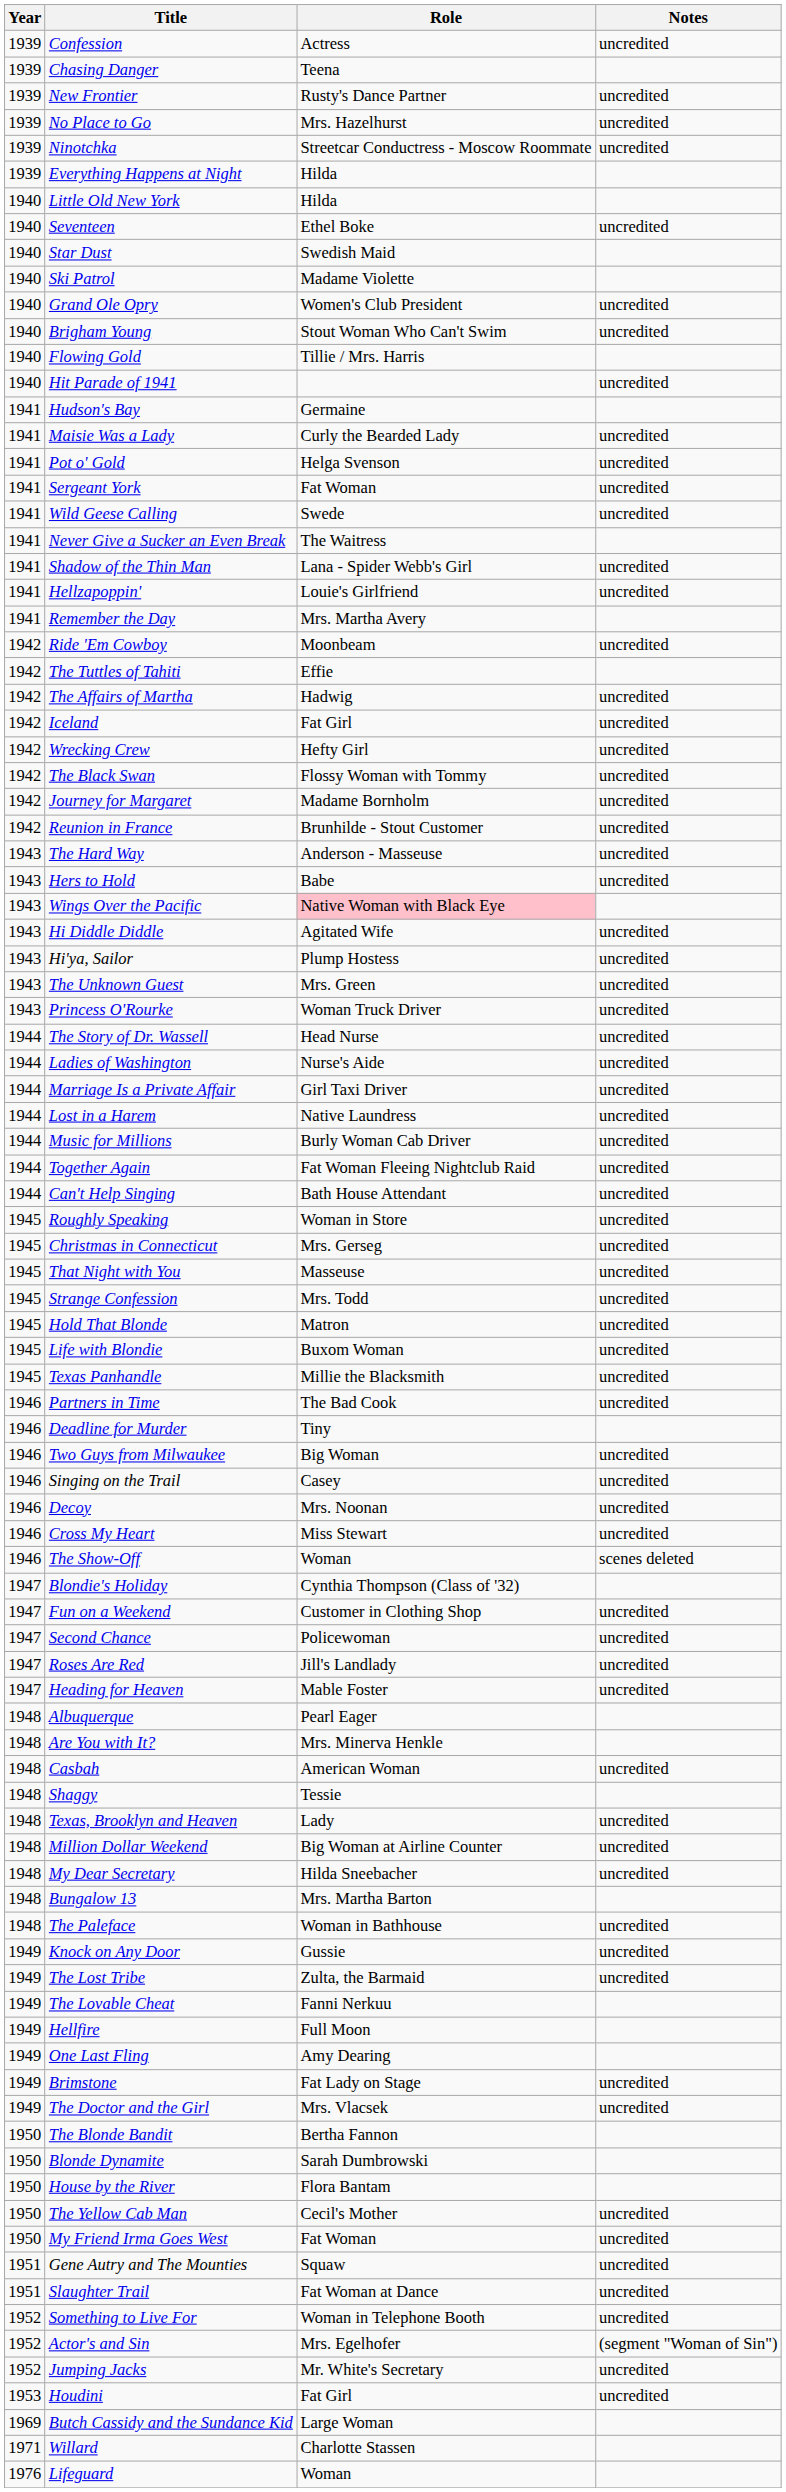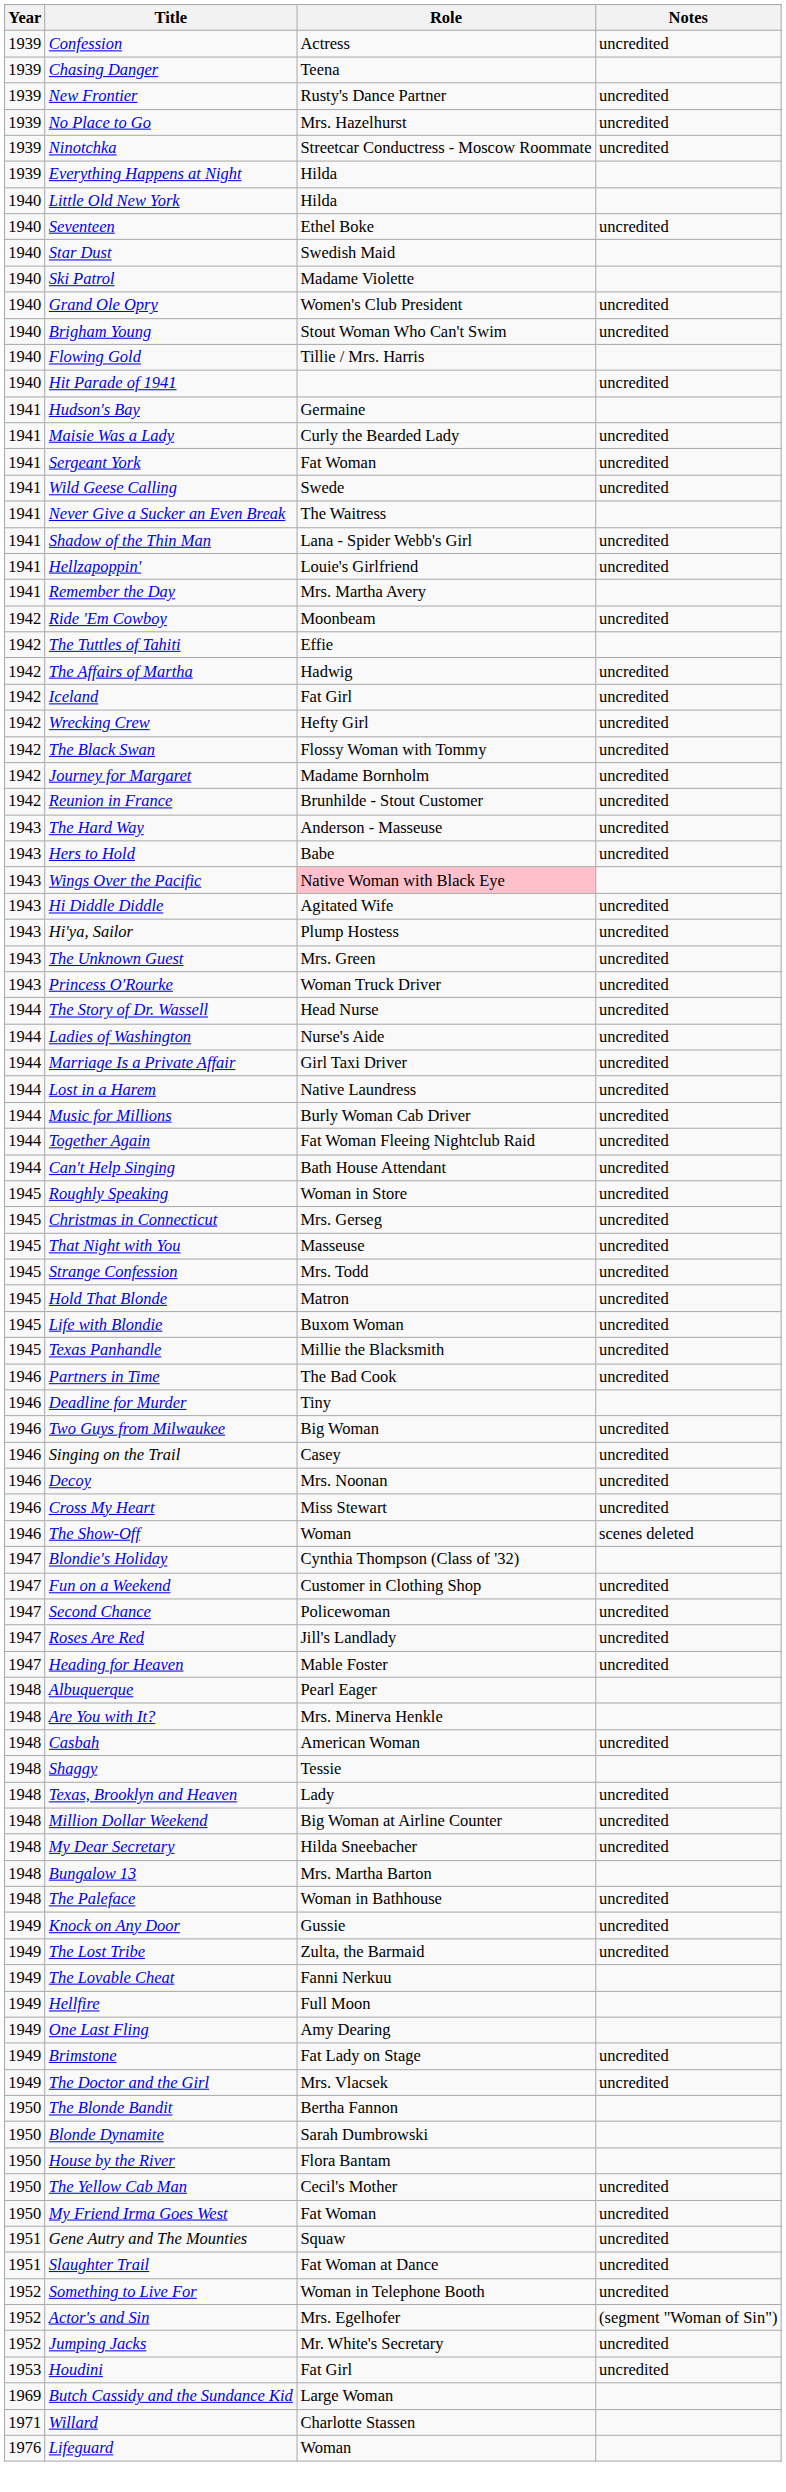- row: (87, 461)
